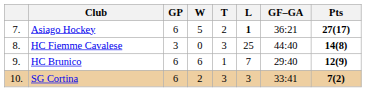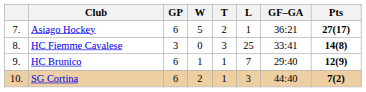(248, 29) bold -> (248, 29) normal
(286, 45) 44:40 -> (286, 45) 33:41
(200, 62) 6 -> (200, 62) 1
(224, 78) 3 -> (224, 78) 1
(286, 78) 33:41 -> (286, 78) 44:40
